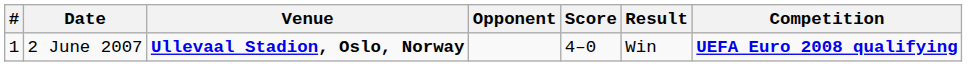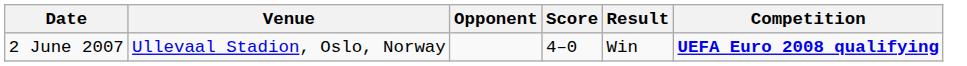- column: (14, 19)
(308, 47) bold -> (289, 47) normal
